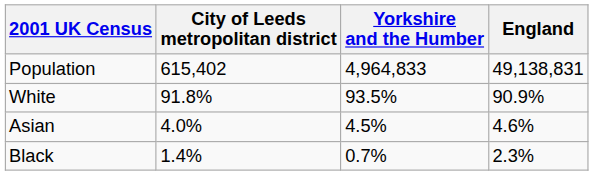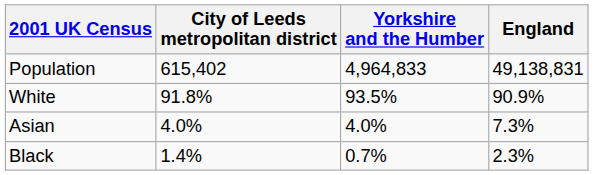(366, 126) 4.5% -> (366, 126) 4.0%
(513, 126) 4.6% -> (513, 126) 7.3%
